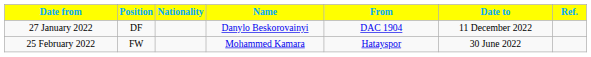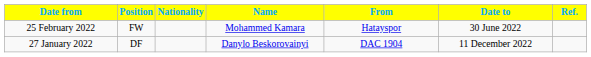rows swapped: (61, 28) <-> (61, 44)
